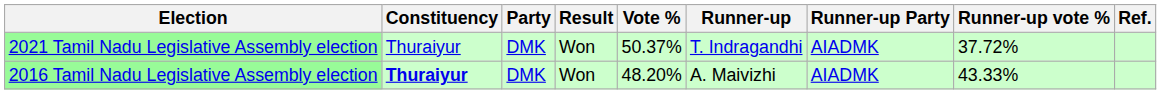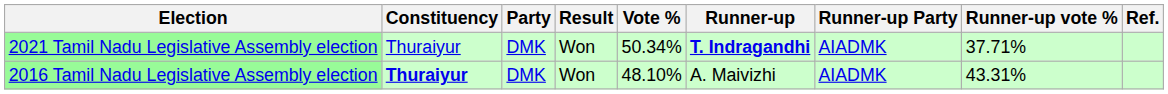(652, 46) 50.37% -> (652, 46) 50.34%
(746, 46) normal -> (750, 46) bold
(988, 46) 37.72% -> (996, 46) 37.71%
(652, 74) 48.20% -> (652, 74) 48.10%
(988, 74) 43.33% -> (996, 74) 43.31%
